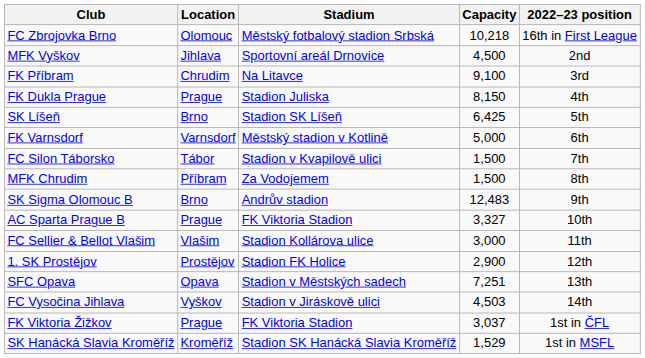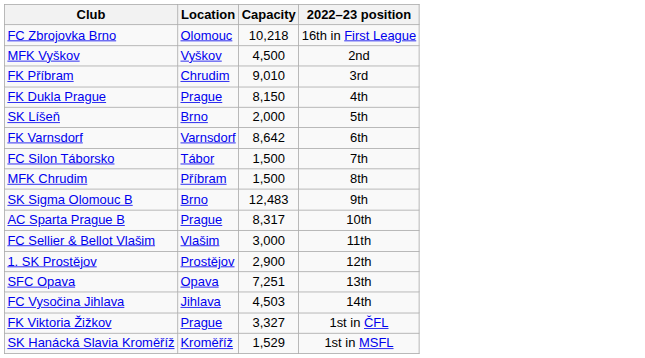- column: (349, 14)
(201, 55) Jihlava -> (201, 55) Vyškov
(489, 76) 9,100 -> (269, 76) 9,010
(489, 117) 6,425 -> (269, 117) 2,000
(489, 138) 5,000 -> (269, 138) 8,642
(489, 220) 3,327 -> (269, 220) 8,317
(201, 302) Vyškov -> (201, 302) Jihlava
(489, 323) 3,037 -> (269, 323) 3,327
